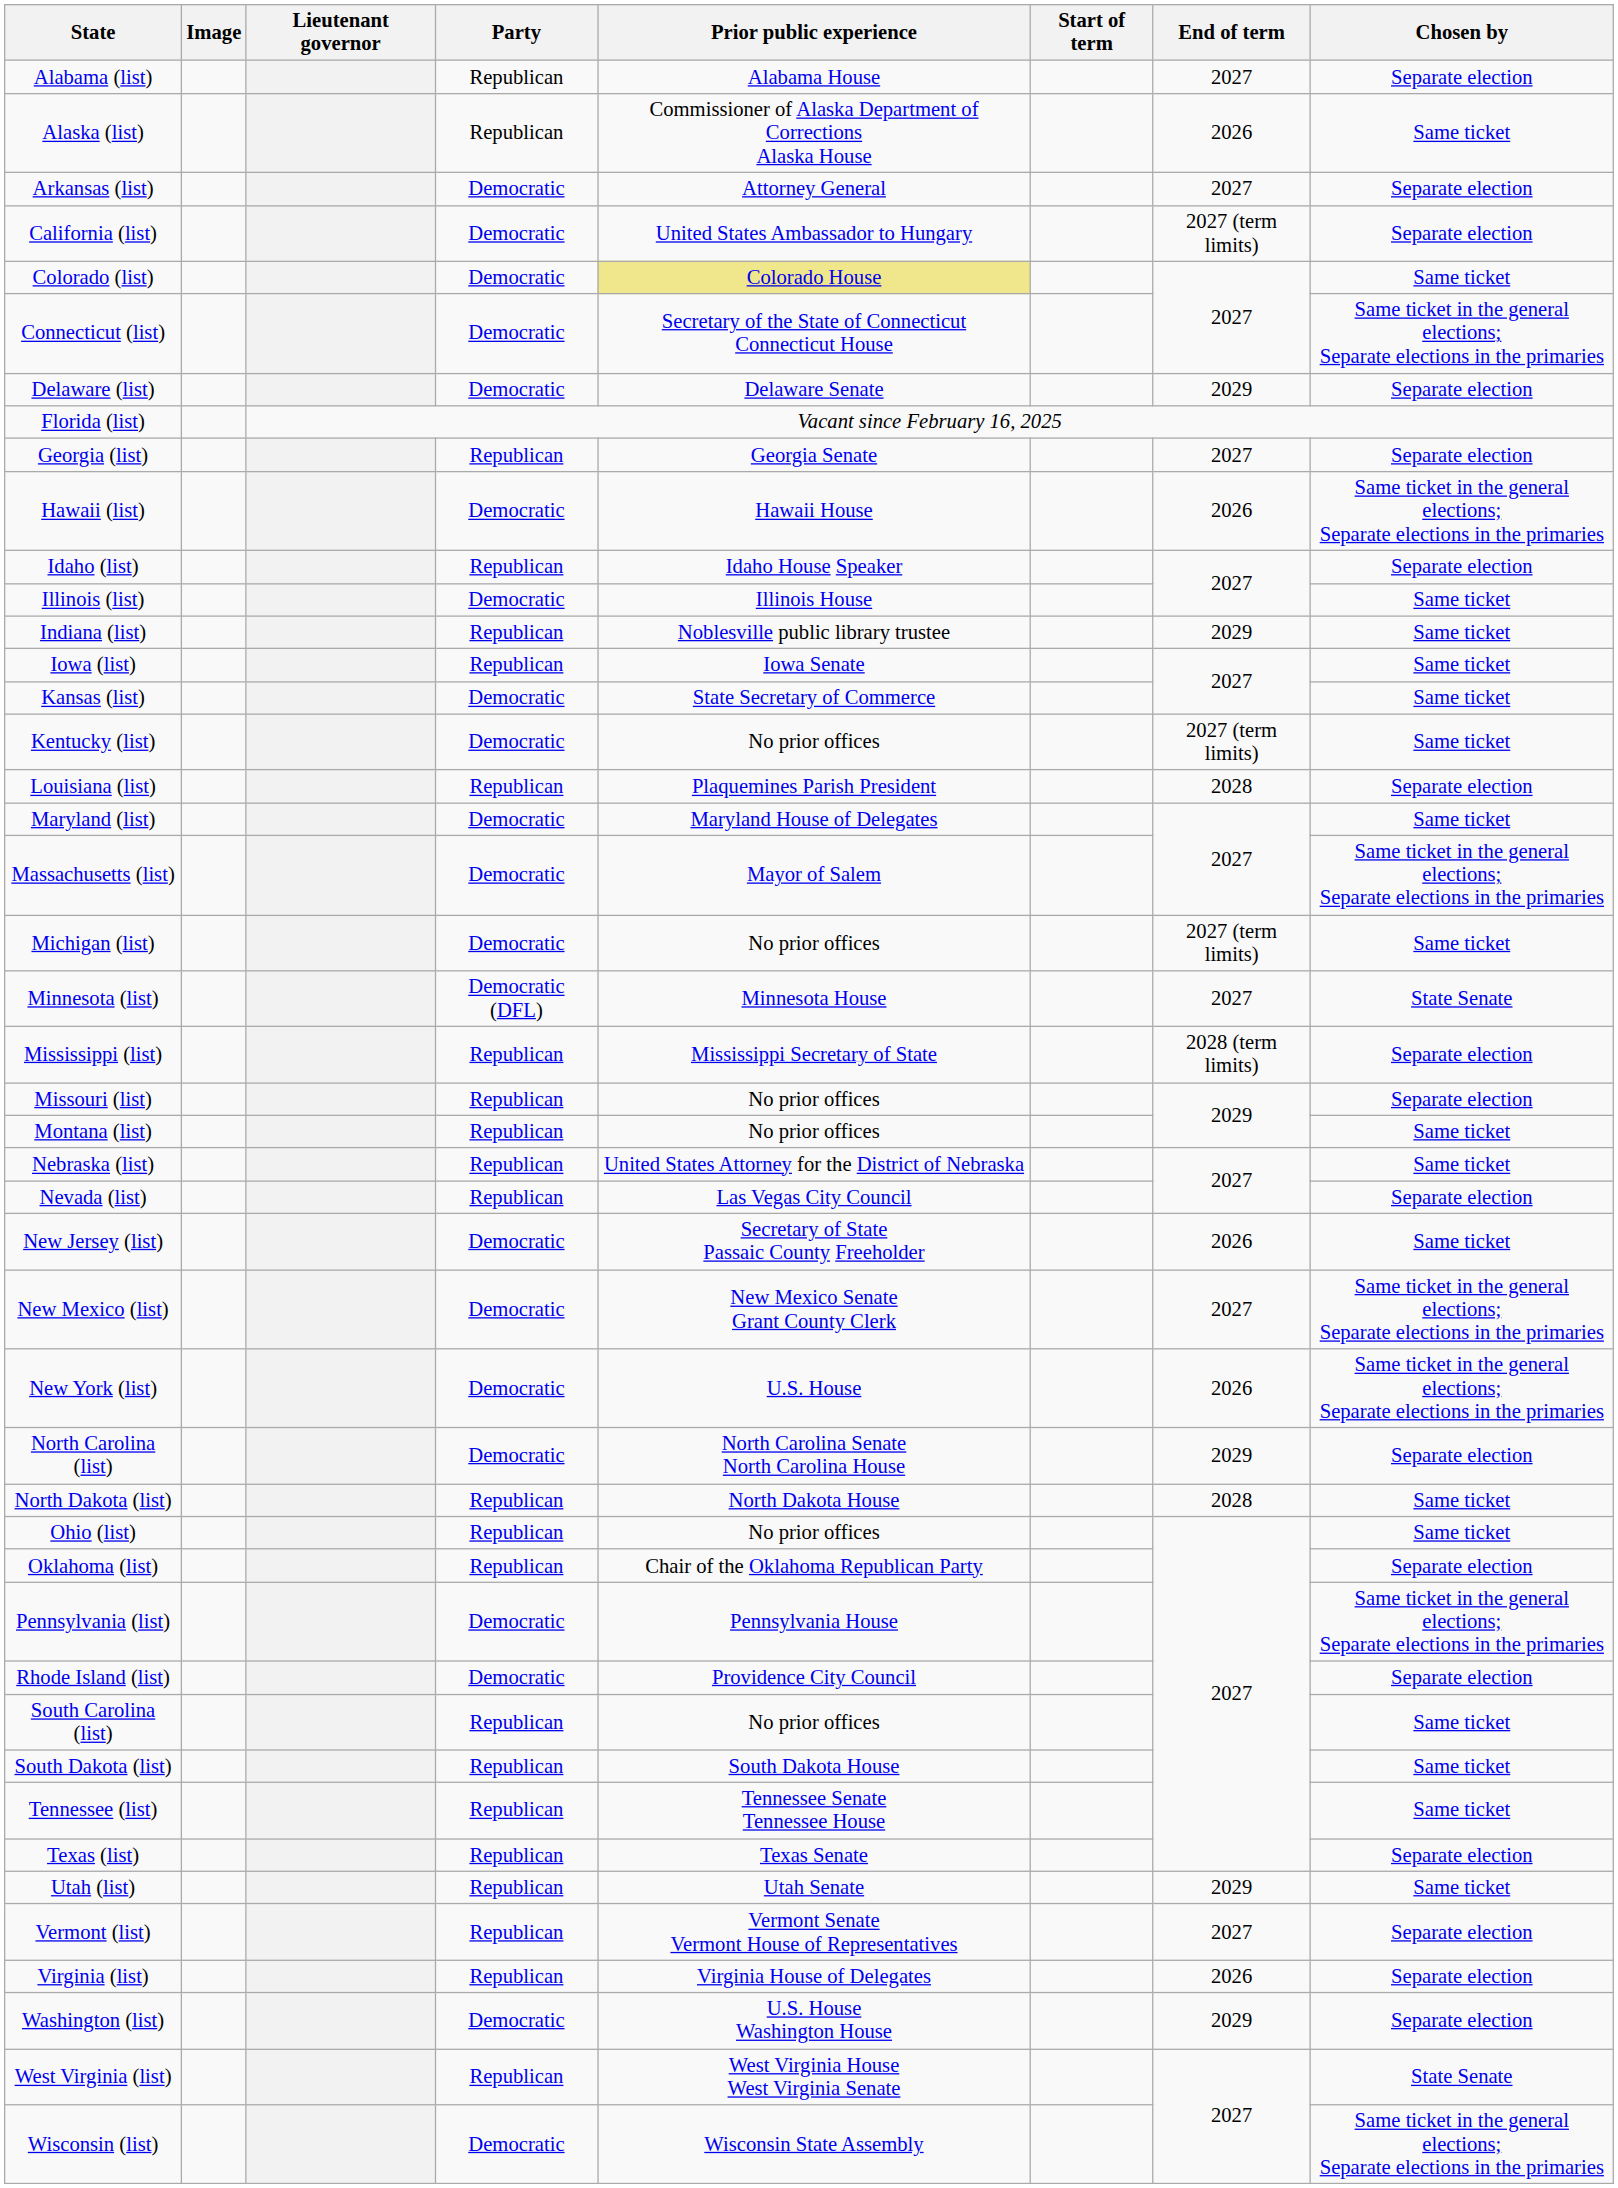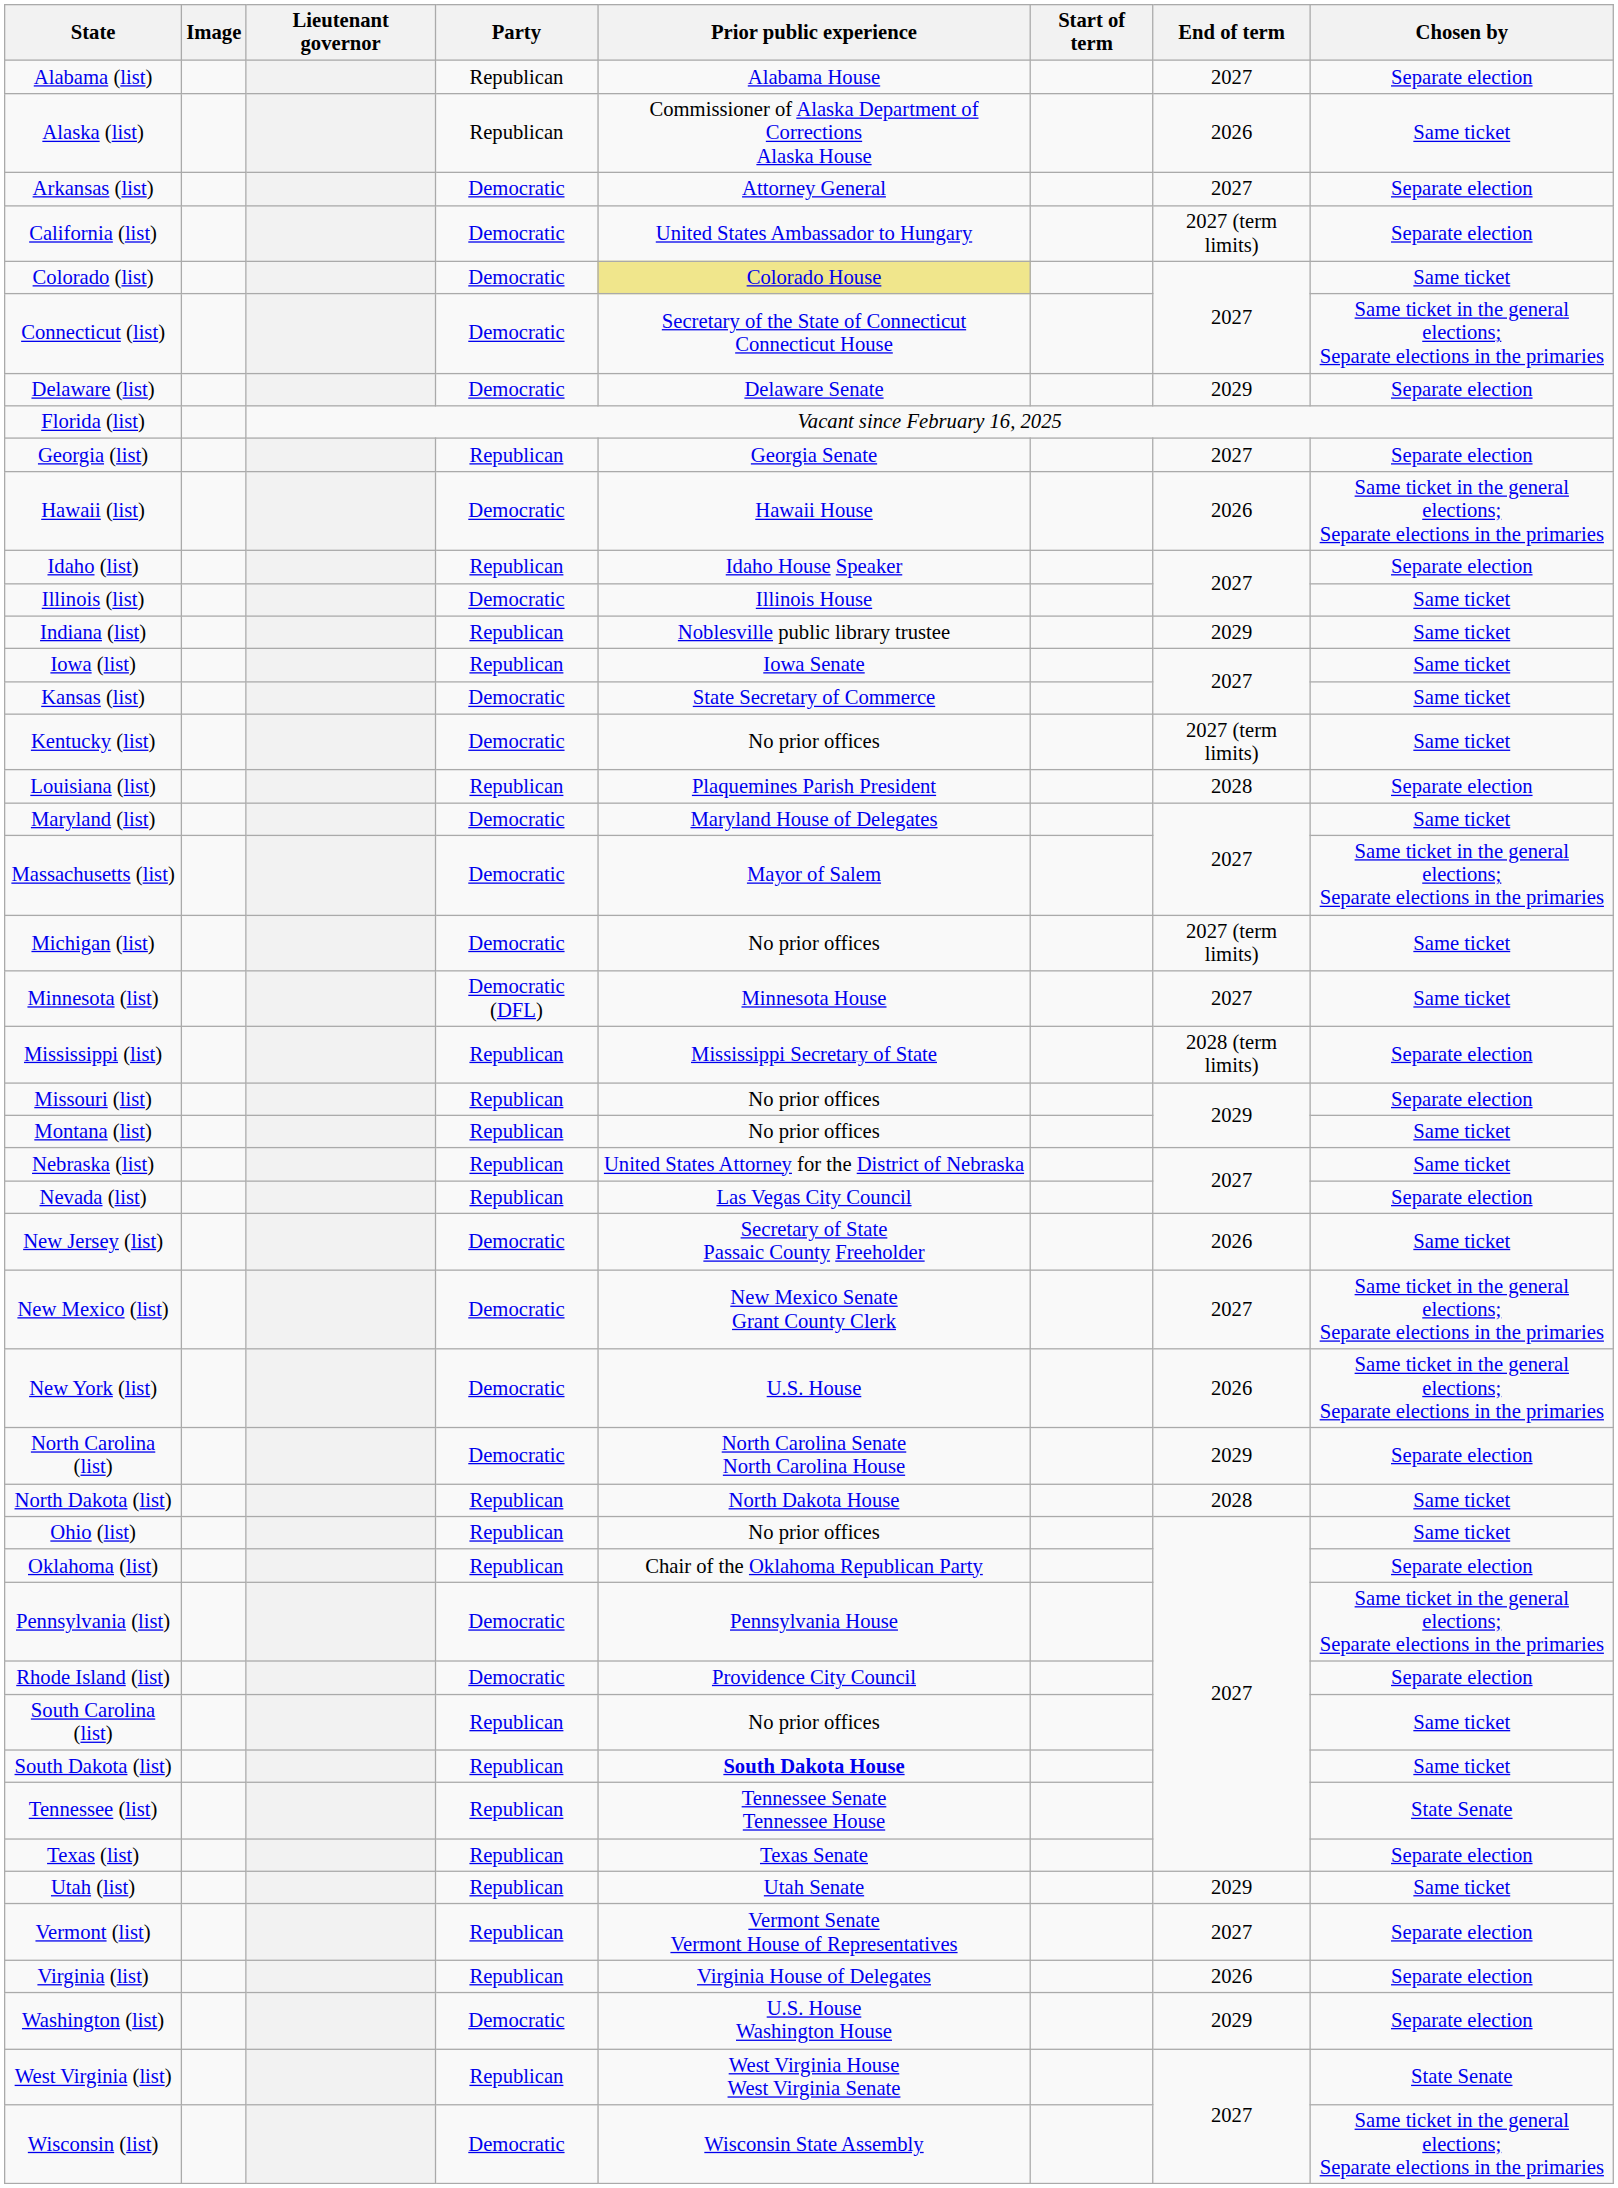(1462, 998) State Senate -> (1462, 998) Same ticket
(814, 1766) normal -> (814, 1766) bold
(1462, 1810) Same ticket -> (1462, 1810) State Senate
